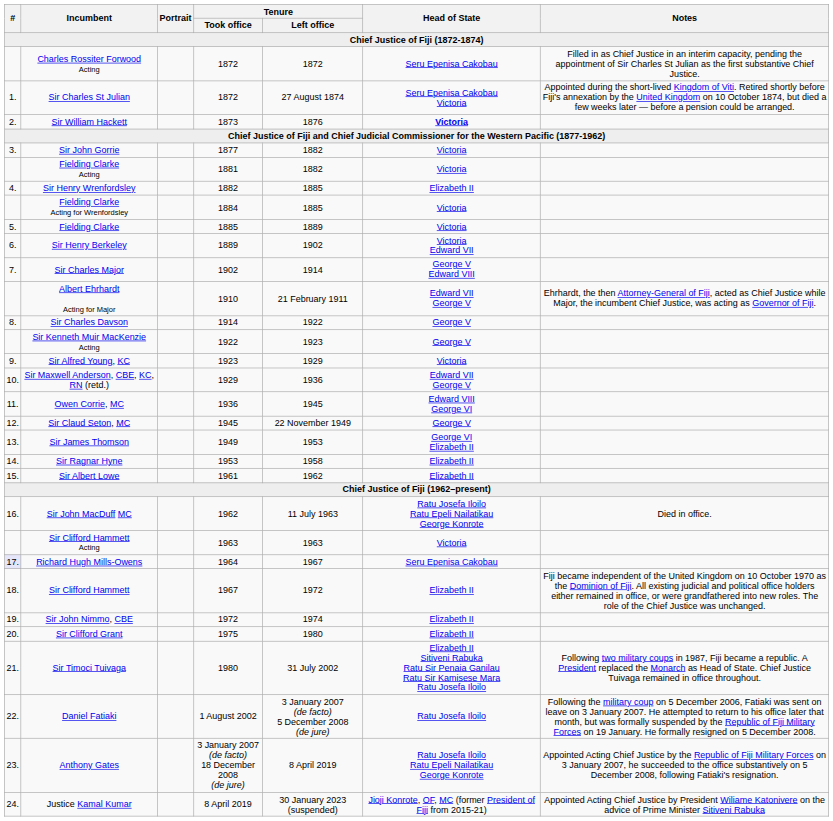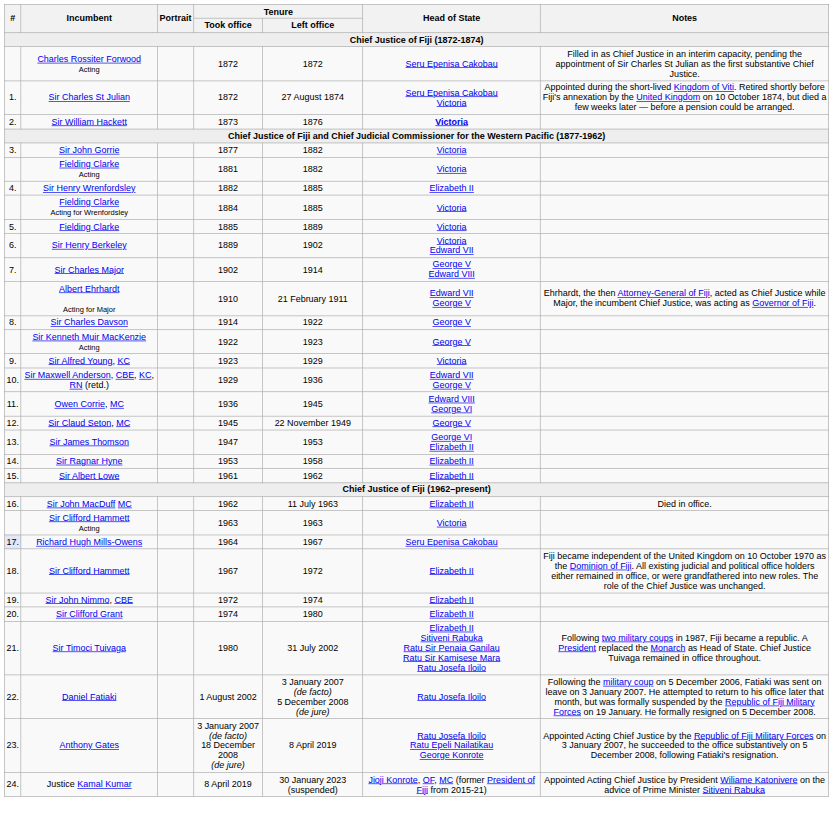(228, 442) 1949 -> (228, 442) 1947
(452, 513) Ratu Josefa Iloilo Ratu Epeli Nailatikau George Konrote -> (452, 503) Elizabeth II
(228, 633) 1975 -> (228, 614) 1974
